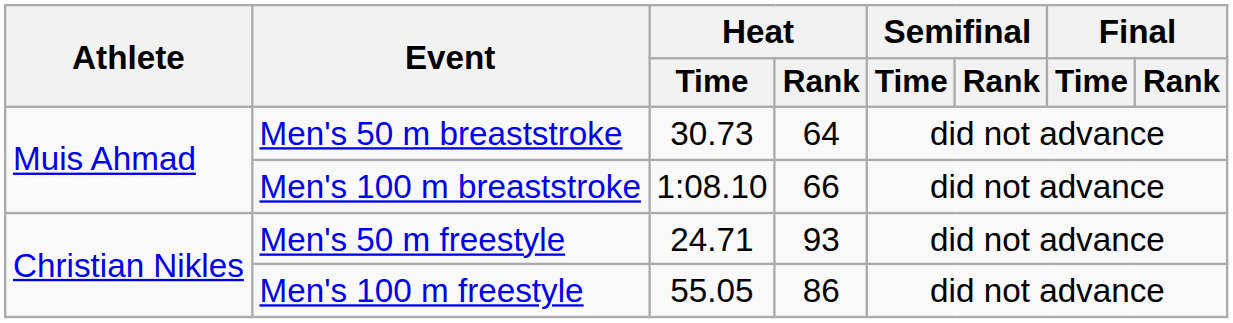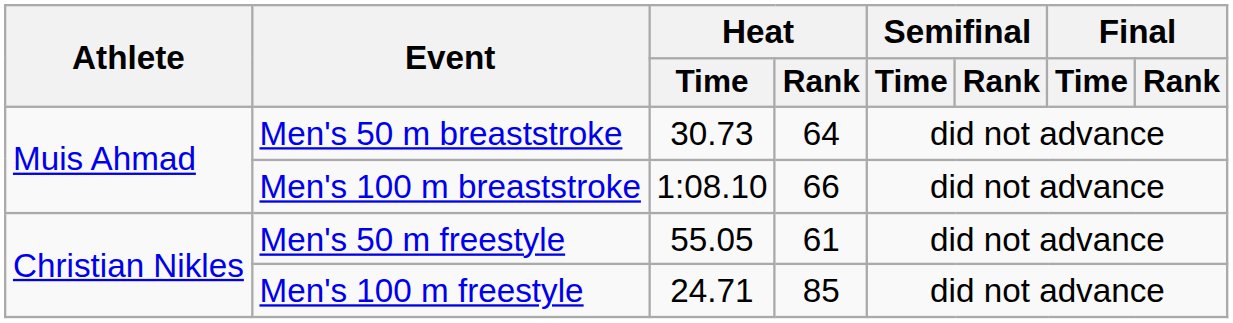(712, 239) 24.71 -> (712, 239) 55.05
(821, 239) 93 -> (821, 239) 61
(712, 292) 55.05 -> (712, 292) 24.71
(821, 292) 86 -> (821, 292) 85
